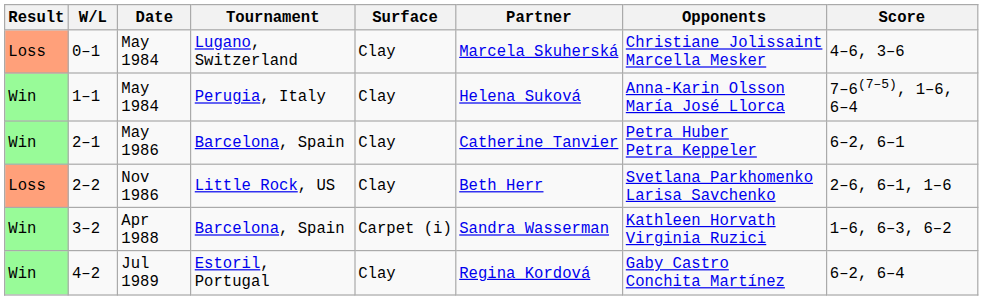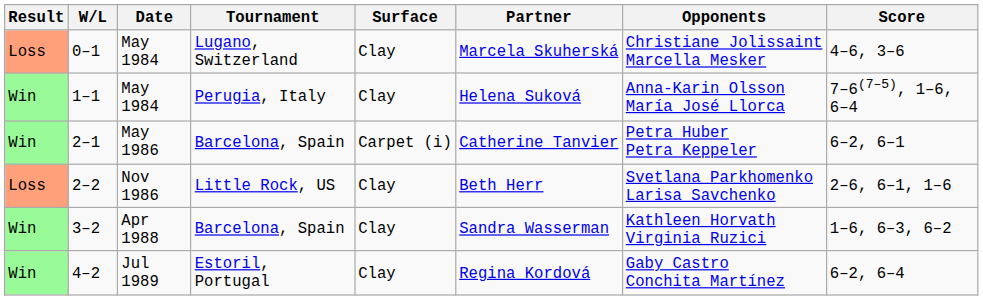(377, 143) Clay -> (405, 143) Carpet (i)
(405, 229) Carpet (i) -> (377, 229) Clay
